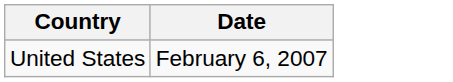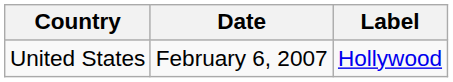+ column: (390, 22)
